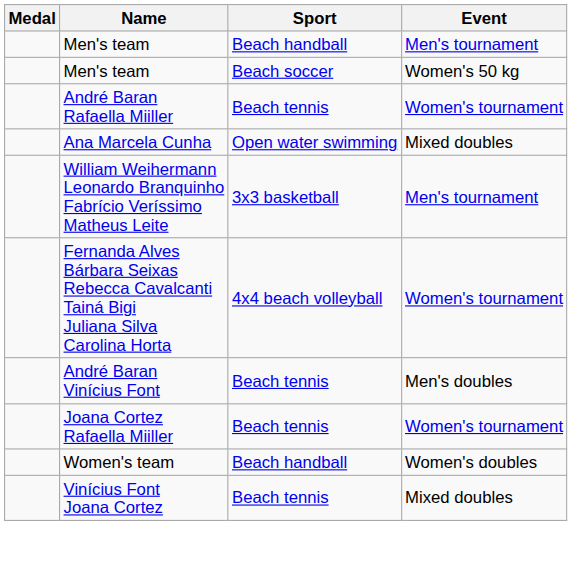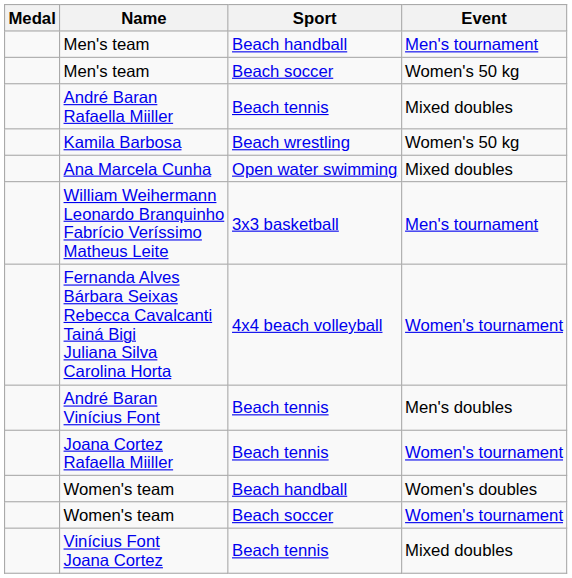(484, 107) Women's tournament -> (459, 107) Mixed doubles
+ row: (123, 143)
+ row: (119, 515)
